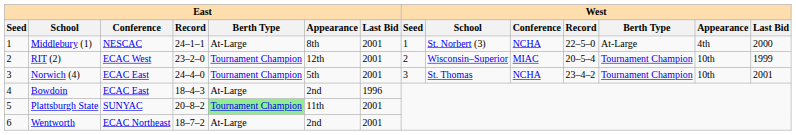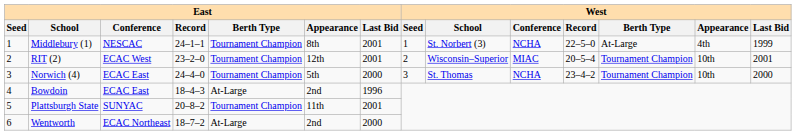(228, 43) At-Large -> (256, 43) Tournament Champion
(763, 43) 2000 -> (763, 43) 1999
(763, 59) 1999 -> (763, 59) 2001
(372, 75) 2001 -> (372, 75) 2000
(763, 75) 2001 -> (763, 75) 2000
(256, 106) lightgreen background -> (256, 106) no background
(372, 122) 2001 -> (372, 122) 2000
